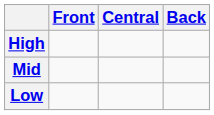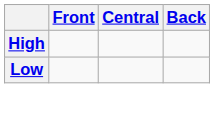- row: (27, 69)
